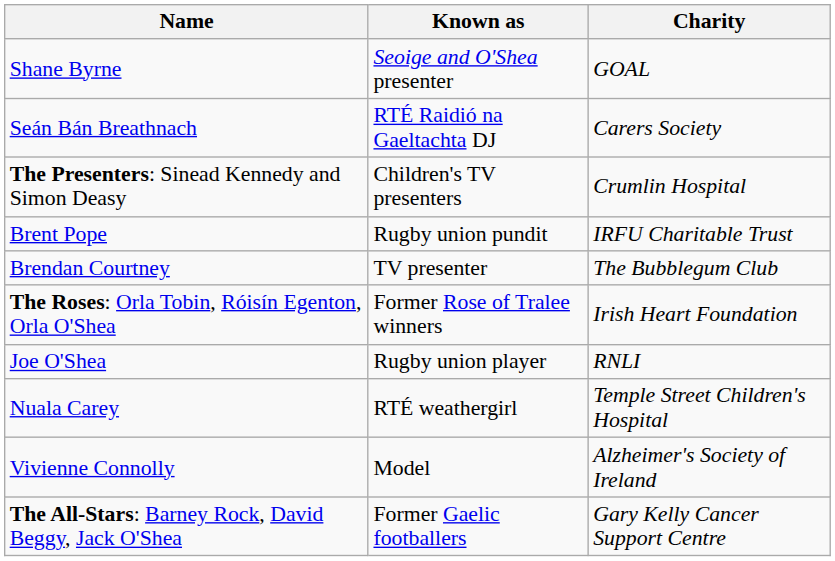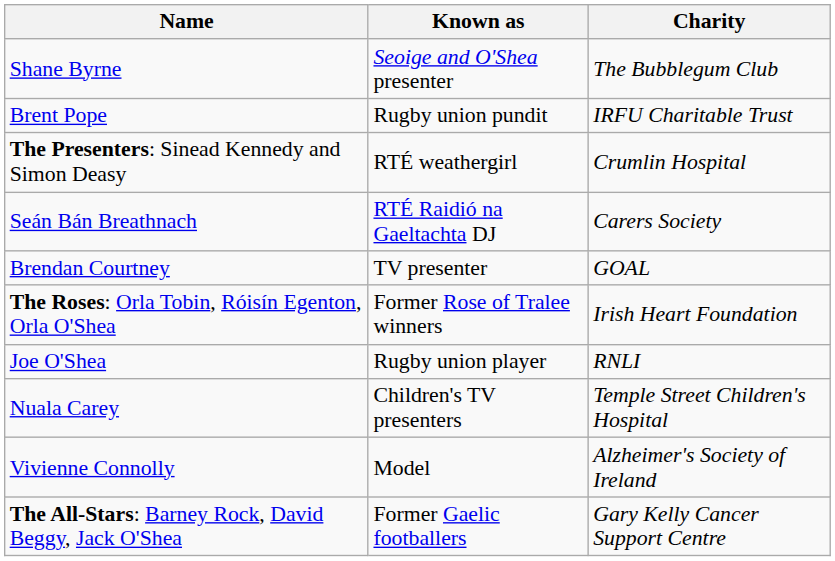(622, 68) GOAL -> (686, 68) The Bubblegum Club
rows swapped: (58, 233) <-> (103, 127)
(435, 186) Children's TV presenters -> (445, 162) RTÉ weathergirl
(686, 267) The Bubblegum Club -> (622, 267) GOAL
(445, 407) RTÉ weathergirl -> (435, 407) Children's TV presenters
